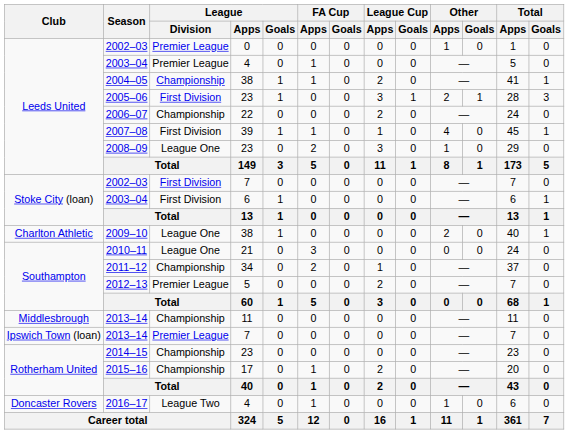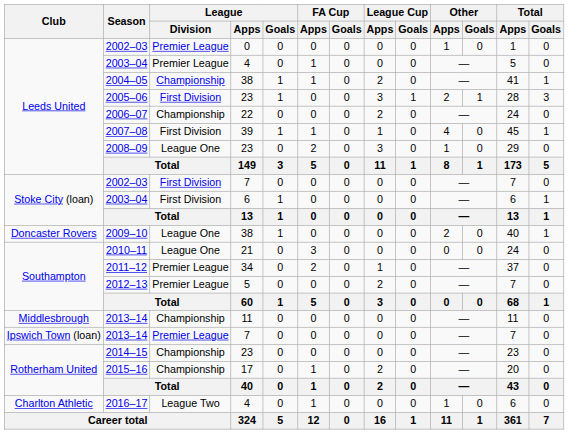(54, 234) Charlton Athletic -> (54, 234) Doncaster Rovers
(191, 268) Championship -> (191, 268) Premier League
(54, 404) Doncaster Rovers -> (54, 404) Charlton Athletic
